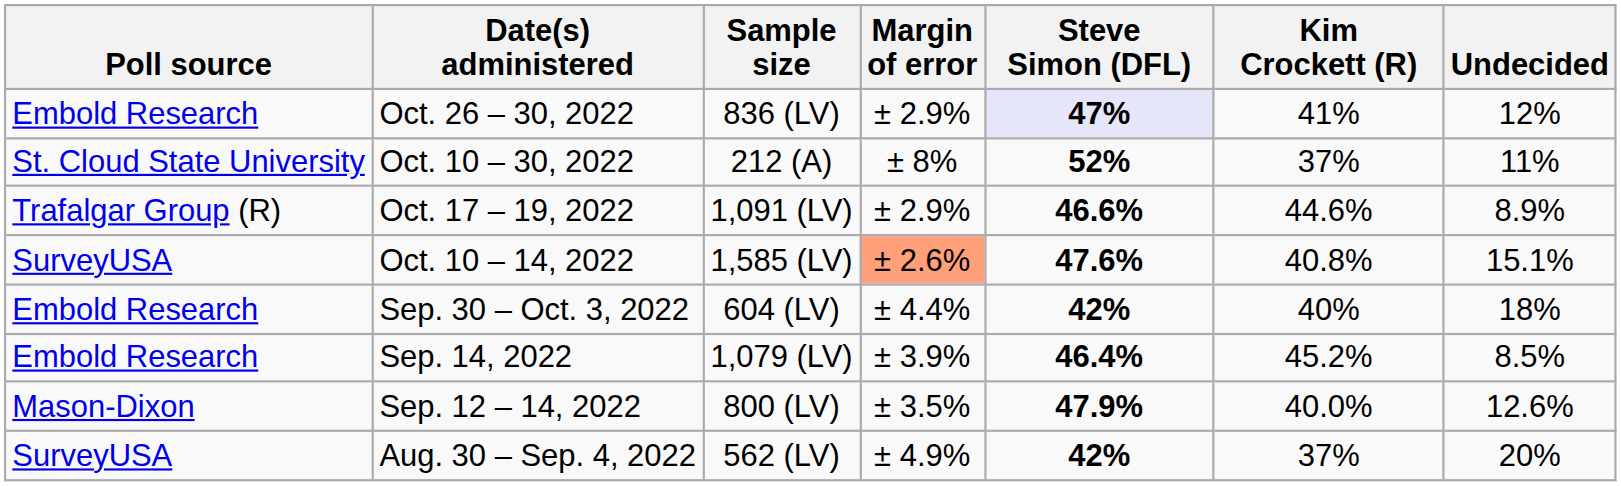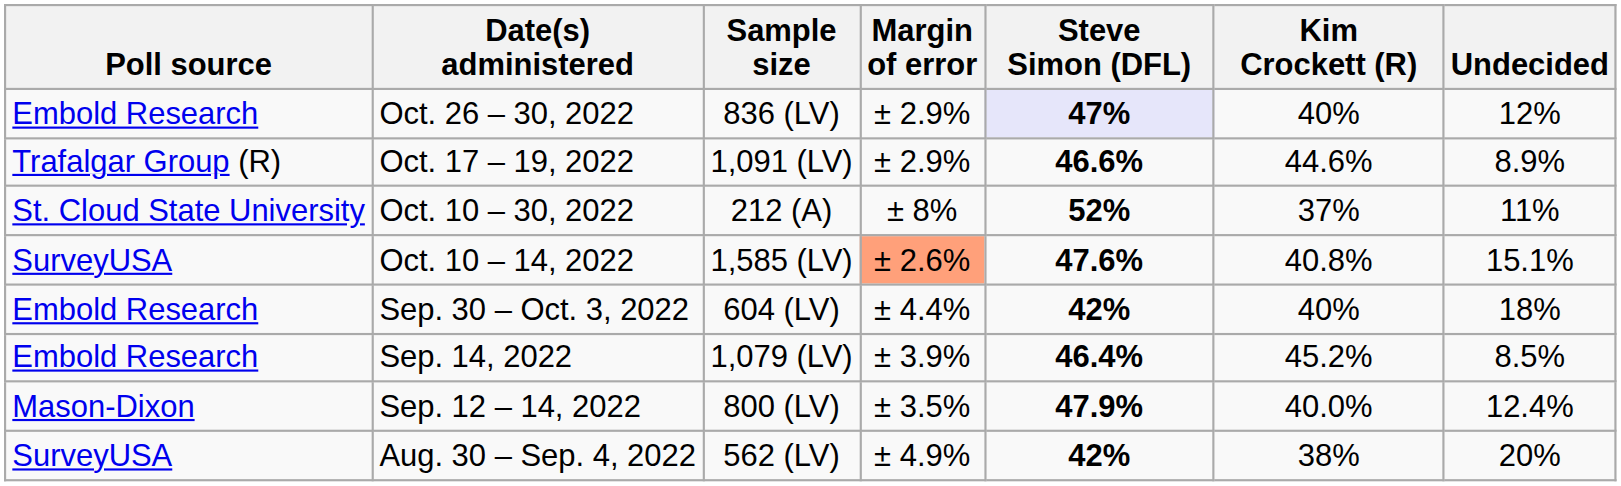(1329, 113) 41% -> (1329, 113) 40%
rows swapped: (507, 162) <-> (507, 211)
(1530, 407) 12.6% -> (1530, 407) 12.4%
(1329, 456) 37% -> (1329, 456) 38%
